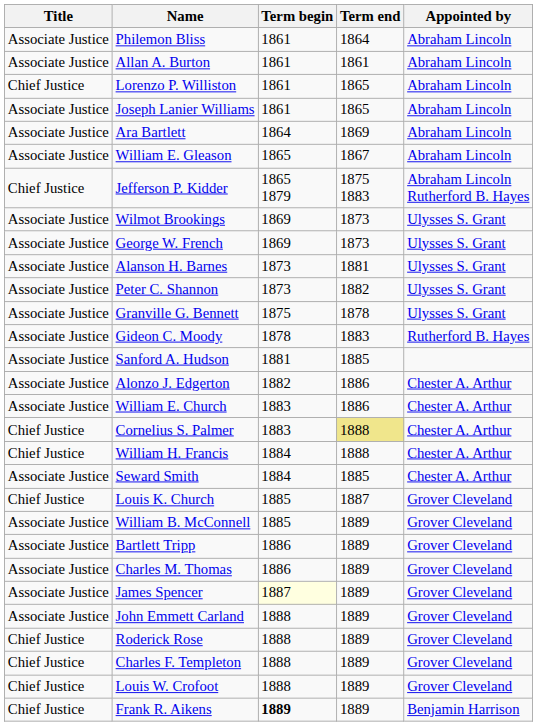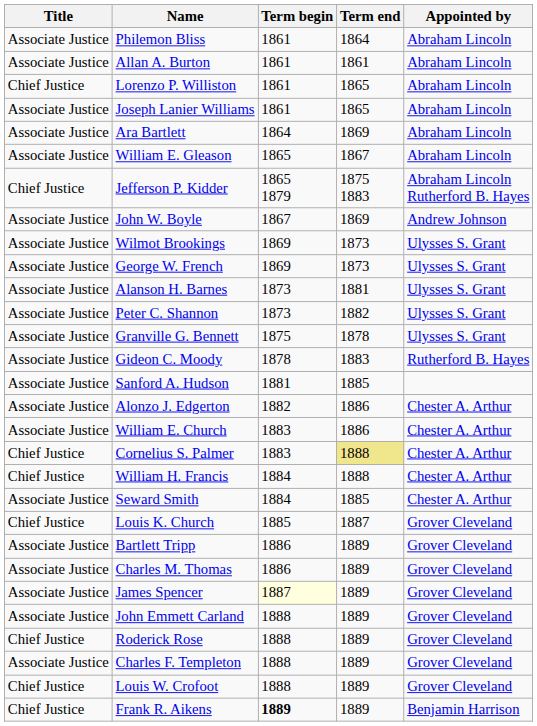+ row: (159, 219)
- row: (183, 522)
(46, 663) Chief Justice -> (58, 663) Associate Justice
